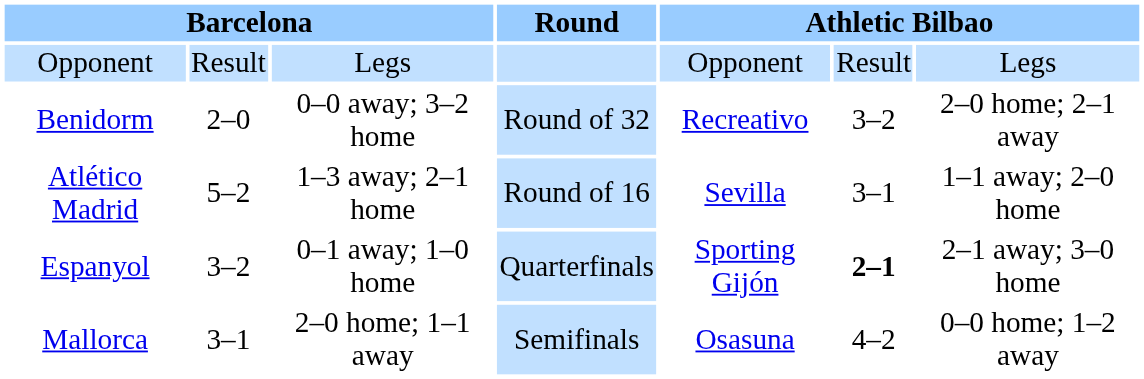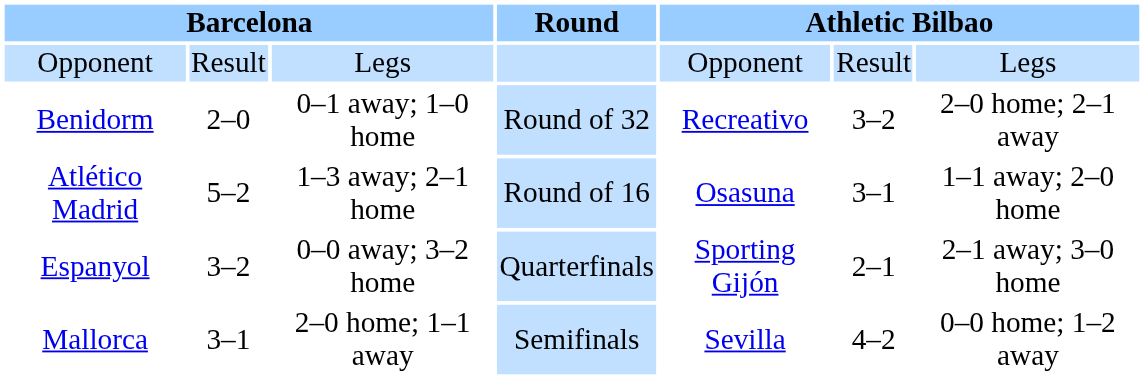(383, 119) 0–0 away; 3–2 home -> (383, 119) 0–1 away; 1–0 home
(745, 192) Sevilla -> (745, 192) Osasuna
(383, 265) 0–1 away; 1–0 home -> (383, 265) 0–0 away; 3–2 home
(874, 265) bold -> (874, 265) normal
(745, 339) Osasuna -> (745, 339) Sevilla
